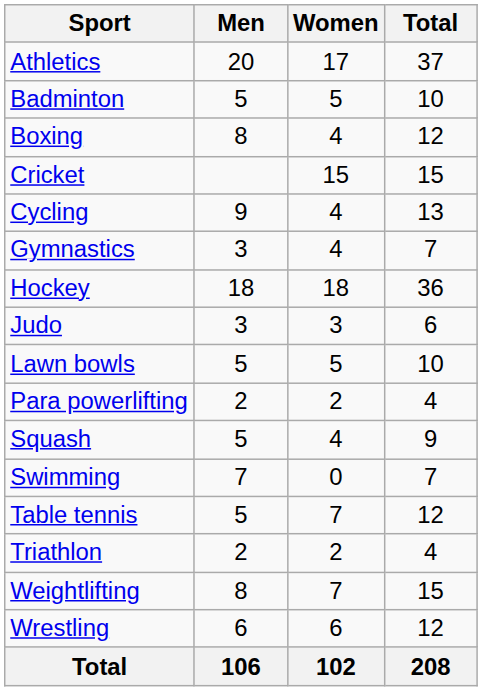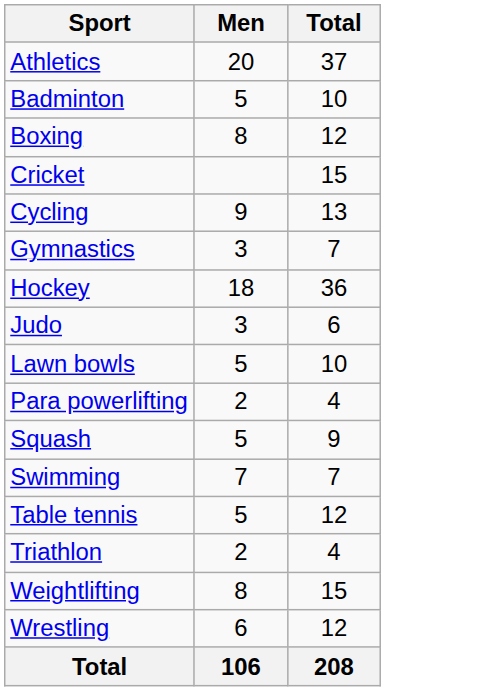- column: (336, 23)
